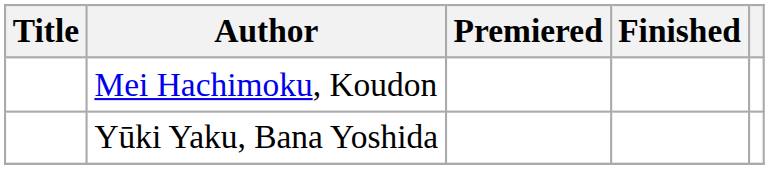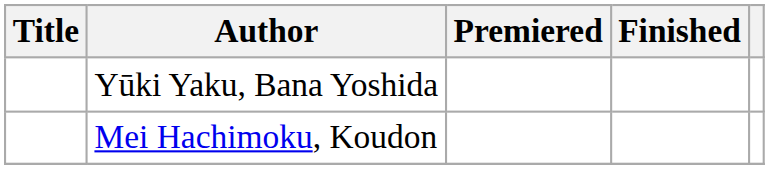rows swapped: (266, 137) <-> (266, 84)
